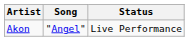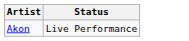- column: (66, 12)
